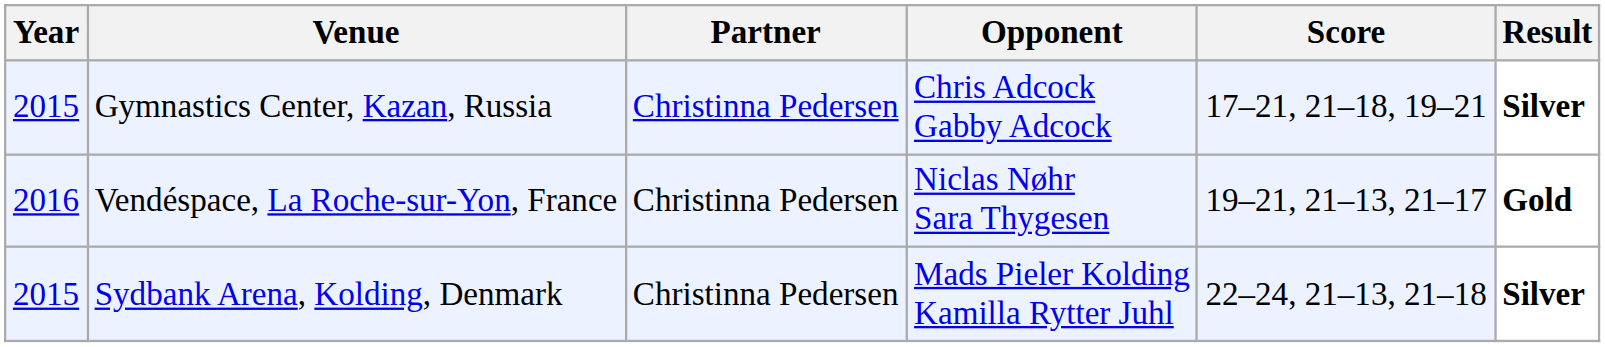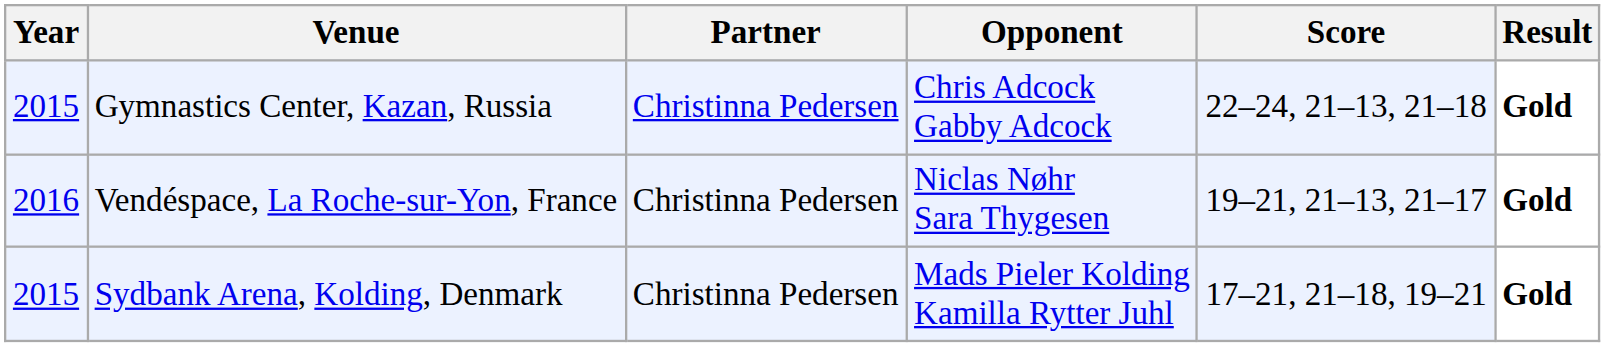(1346, 106) 17–21, 21–18, 19–21 -> (1346, 106) 22–24, 21–13, 21–18
(1544, 106) Silver -> (1537, 106) Gold
(1346, 293) 22–24, 21–13, 21–18 -> (1346, 293) 17–21, 21–18, 19–21
(1544, 293) Silver -> (1537, 293) Gold
